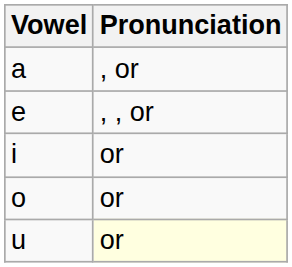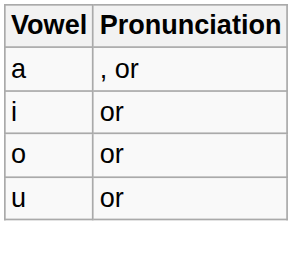- row: (19, 111)
(112, 240) lightyellow background -> (112, 197) no background
